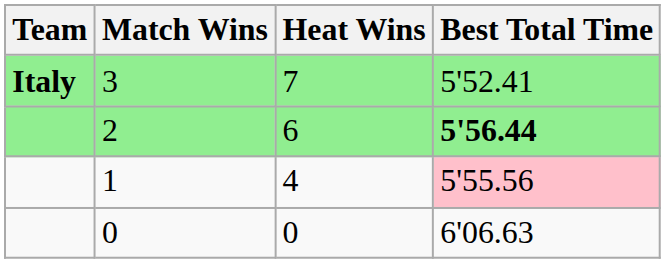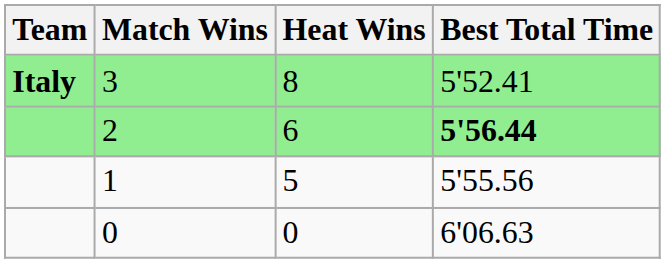(291, 80) 7 -> (291, 80) 8
(291, 181) 4 -> (291, 181) 5
(487, 181) pink background -> (487, 181) no background
